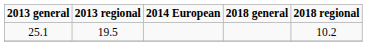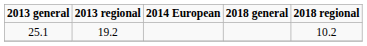(108, 31) 19.5 -> (108, 31) 19.2
